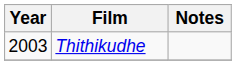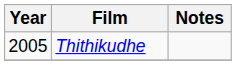(28, 45) 2003 -> (28, 45) 2005
